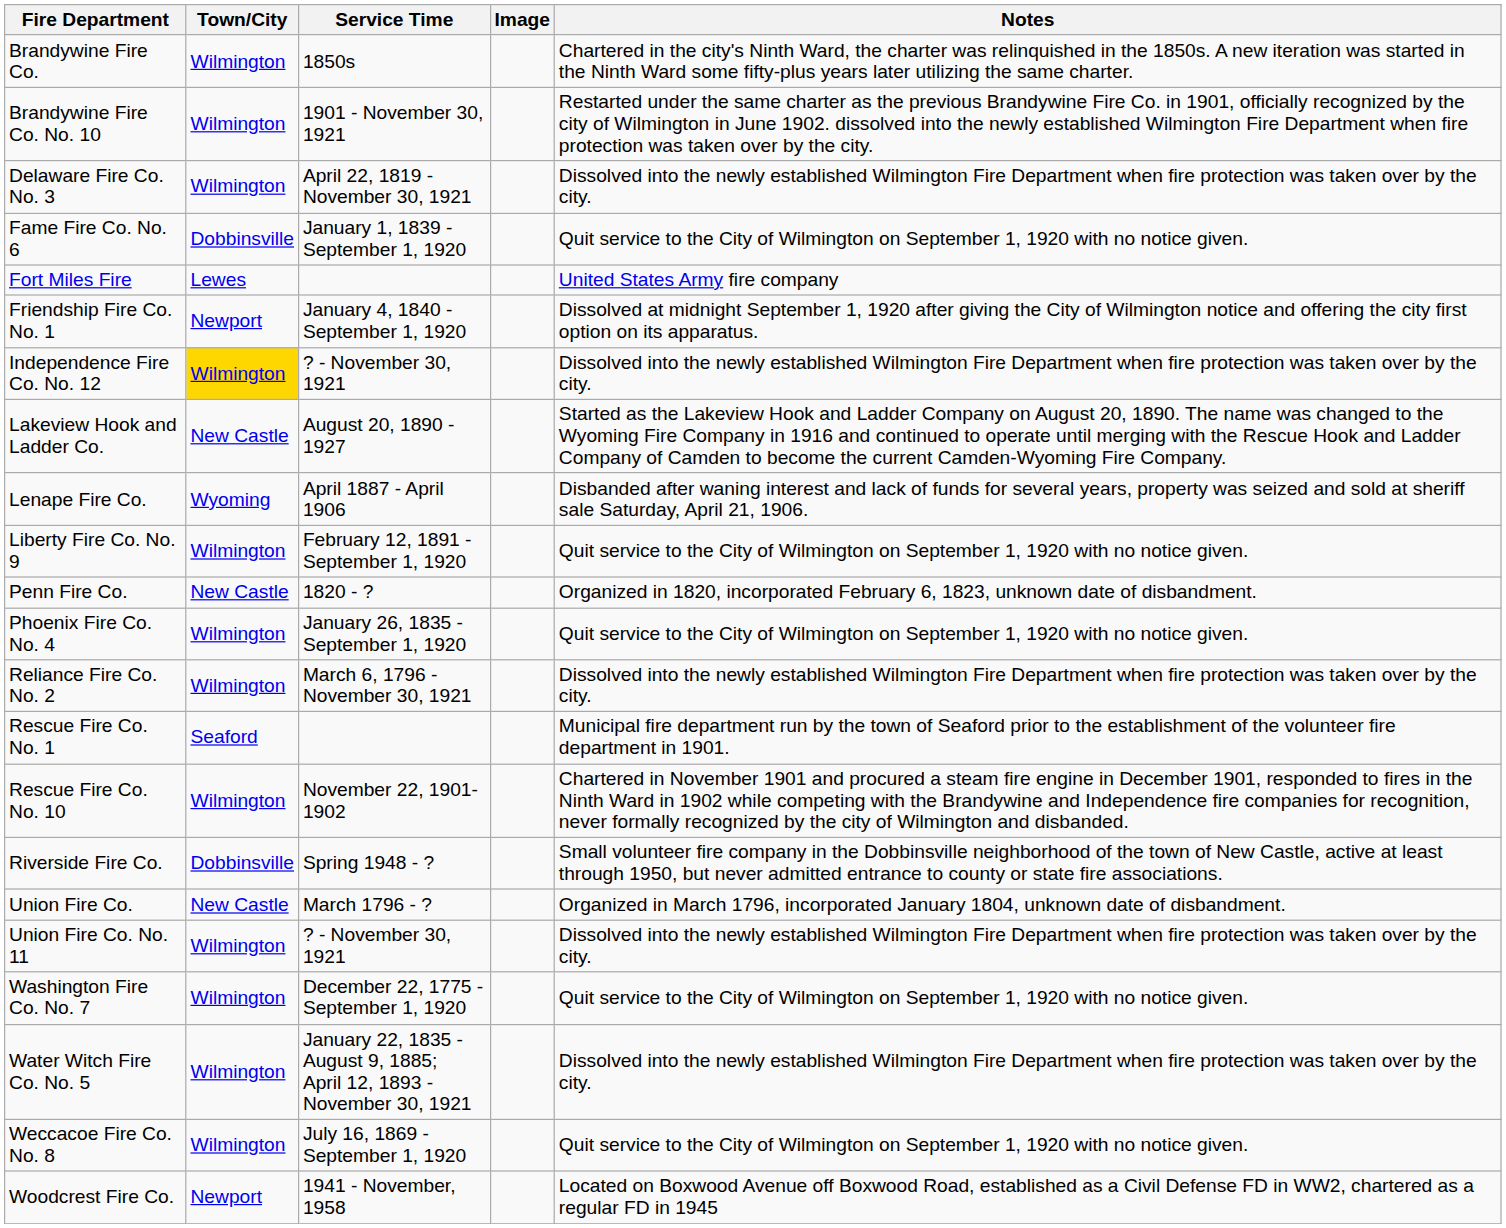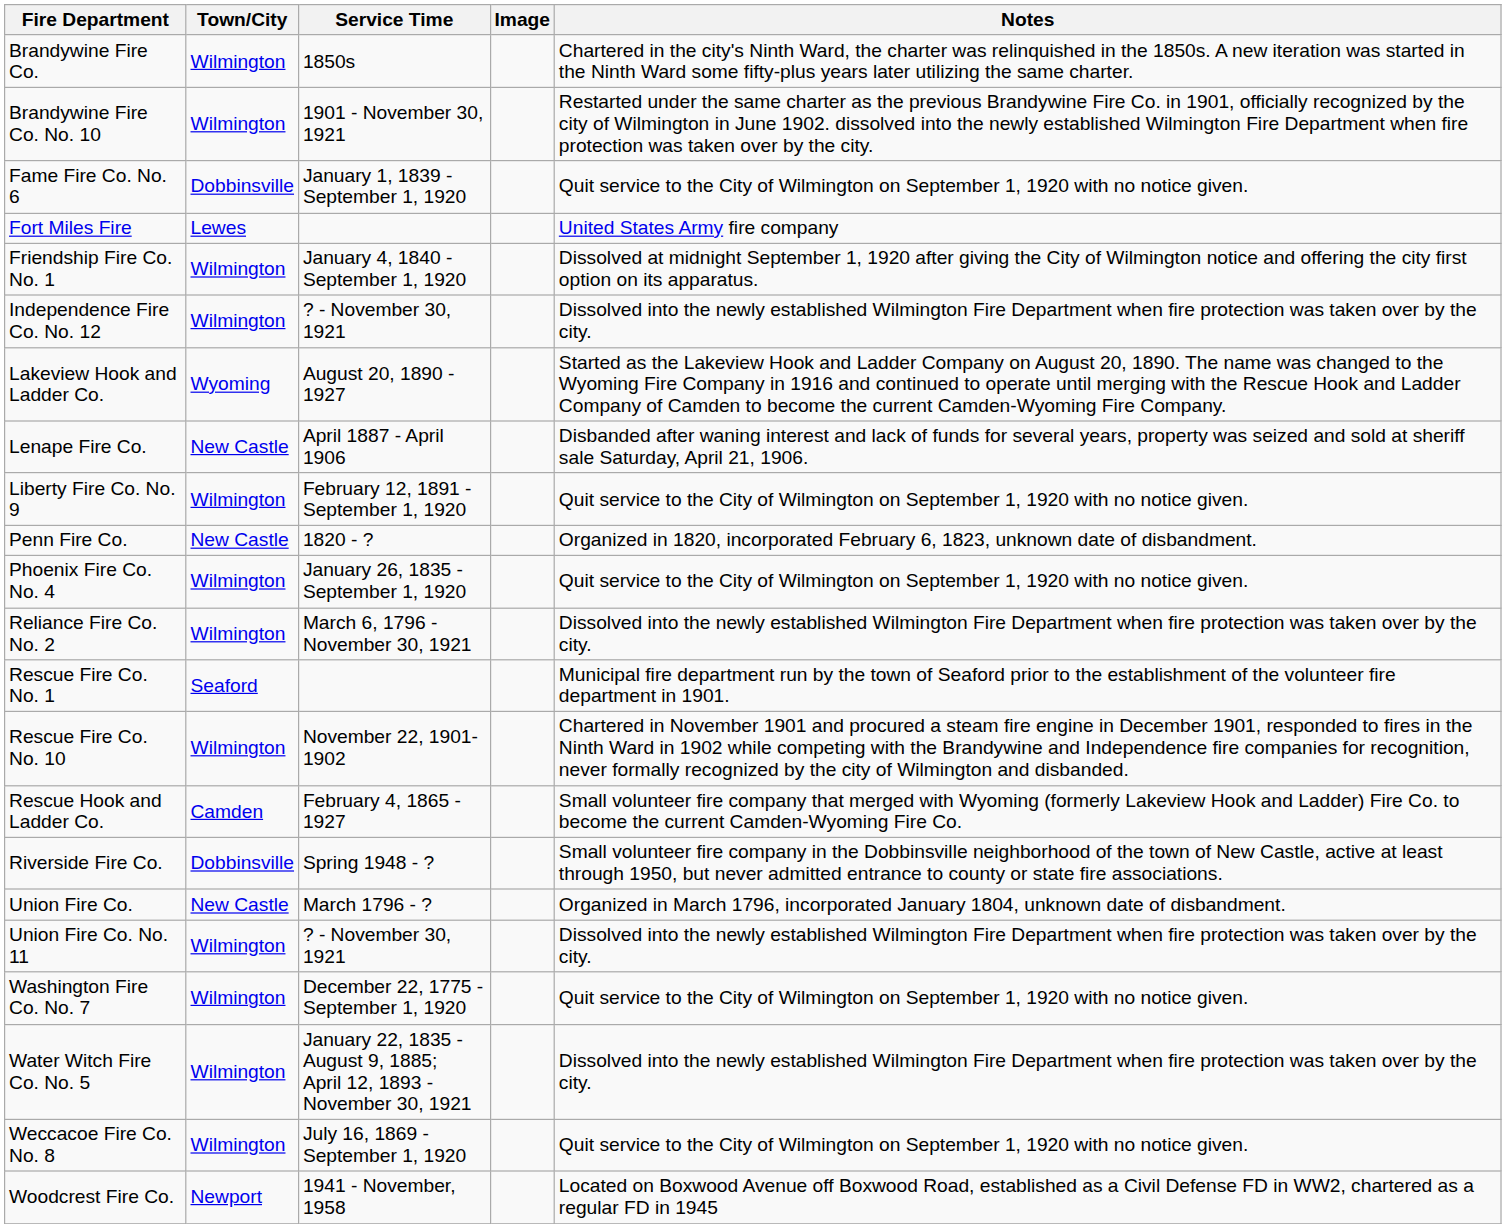- row: (86, 186)
(226, 321) Newport -> (238, 269) Wilmington
(238, 373) gold background -> (238, 321) no background
(240, 436) New Castle -> (230, 384) Wyoming
(230, 498) Wyoming -> (240, 446) New Castle
+ row: (85, 811)
